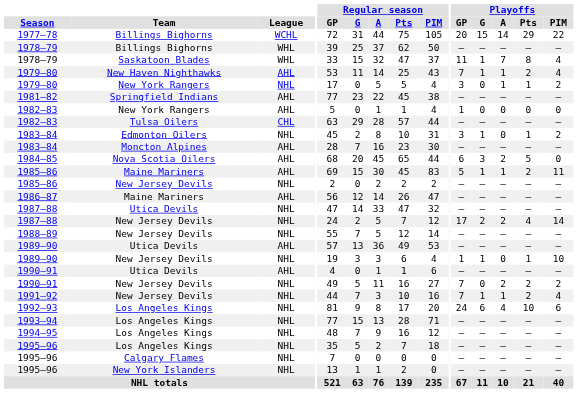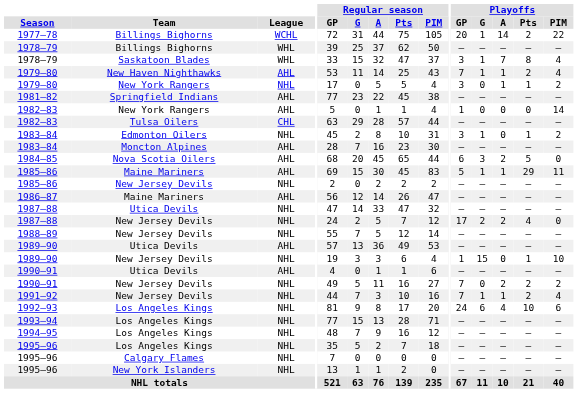(482, 35) 15 -> (482, 35) 1
(528, 35) 29 -> (528, 35) 2
(461, 60) 11 -> (461, 60) 3
(558, 109) 0 -> (558, 109) 14
(528, 172) 2 -> (528, 172) 29
(558, 221) 14 -> (558, 221) 0
(482, 258) 1 -> (482, 258) 15
